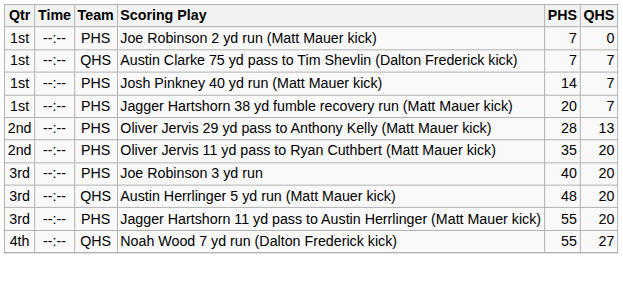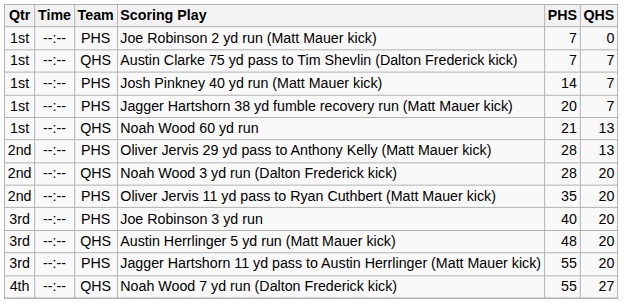+ row: (189, 128)
+ row: (259, 173)
